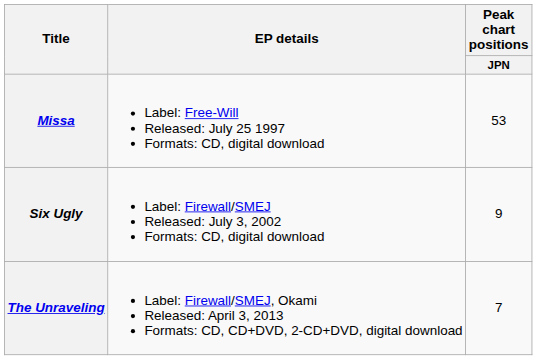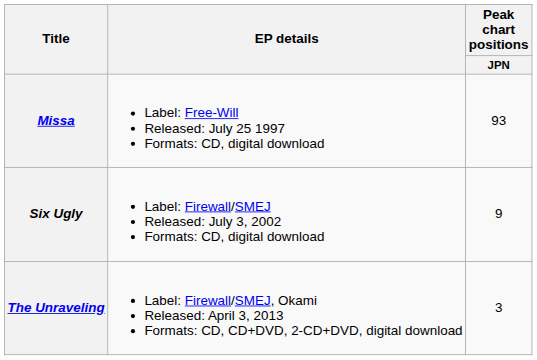(499, 120) 53 -> (499, 120) 93
(499, 307) 7 -> (499, 307) 3
